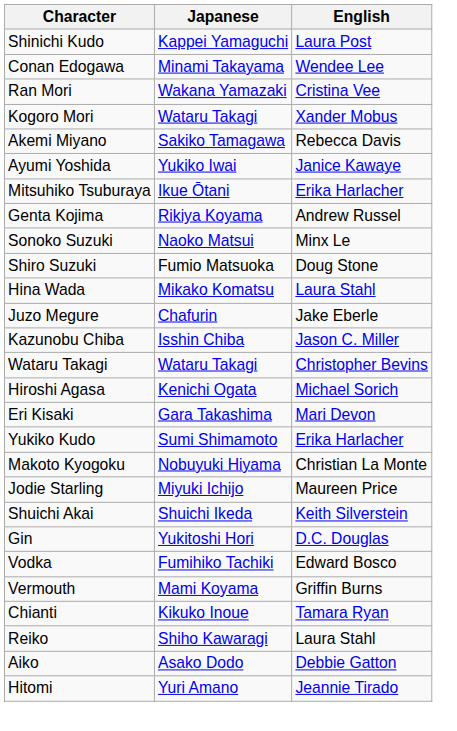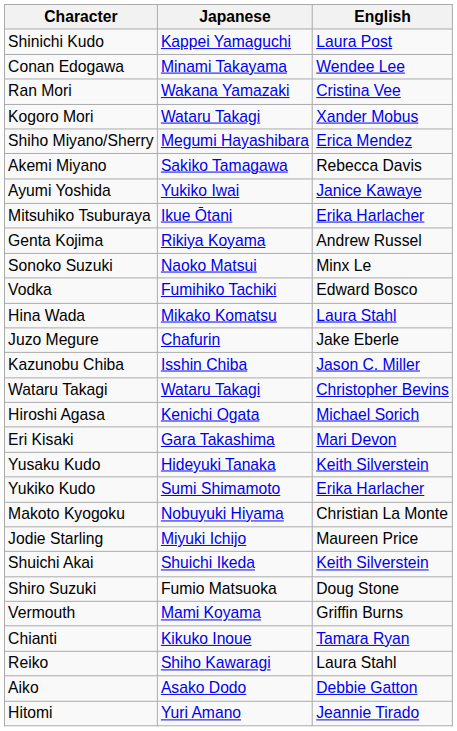+ row: (81, 141)
rows swapped: (52, 265) <-> (30, 564)
+ row: (54, 464)
- row: (20, 539)
